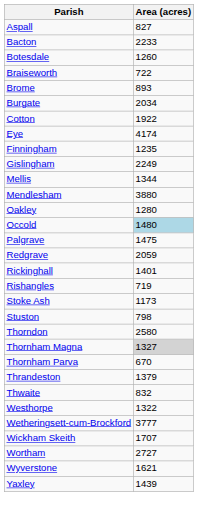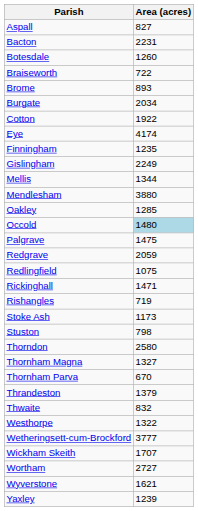(146, 42) 2233 -> (146, 42) 2231
(146, 210) 1280 -> (146, 210) 1285
+ row: (32, 270)
(146, 270) 1401 -> (146, 286) 1471
(146, 347) lightgrey background -> (146, 362) no background
(146, 484) 1439 -> (146, 499) 1239
